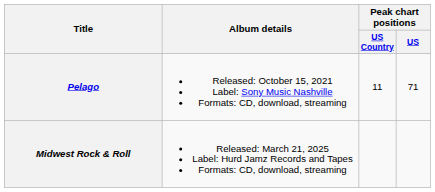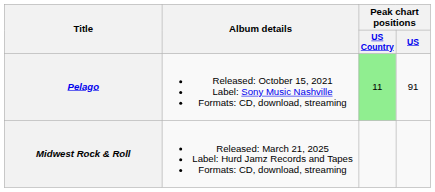(377, 87) no background -> (377, 87) lightgreen background
(413, 87) 71 -> (413, 87) 91
